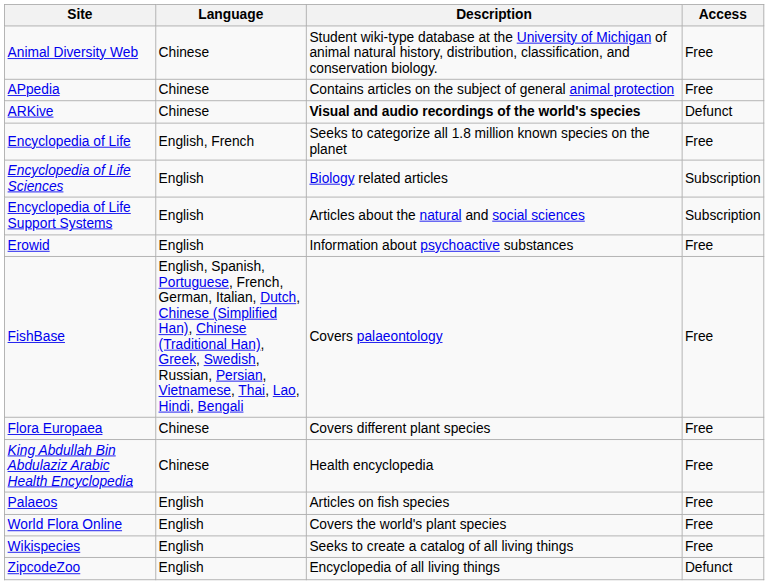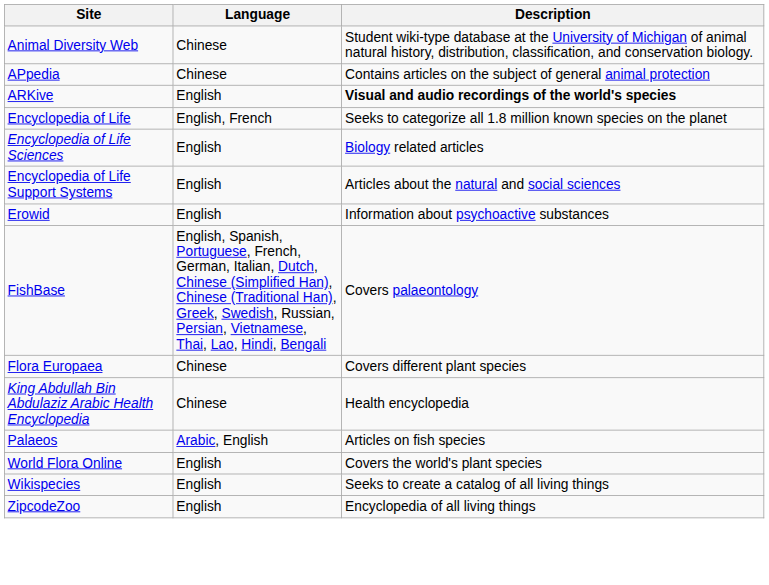- column: (723, 15)
(184, 111) Chinese -> (199, 96) English
(181, 503) English -> (222, 441) Arabic, English
